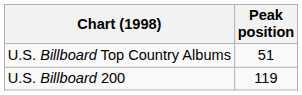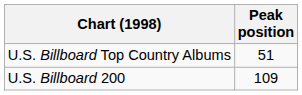(266, 78) 119 -> (266, 78) 109
